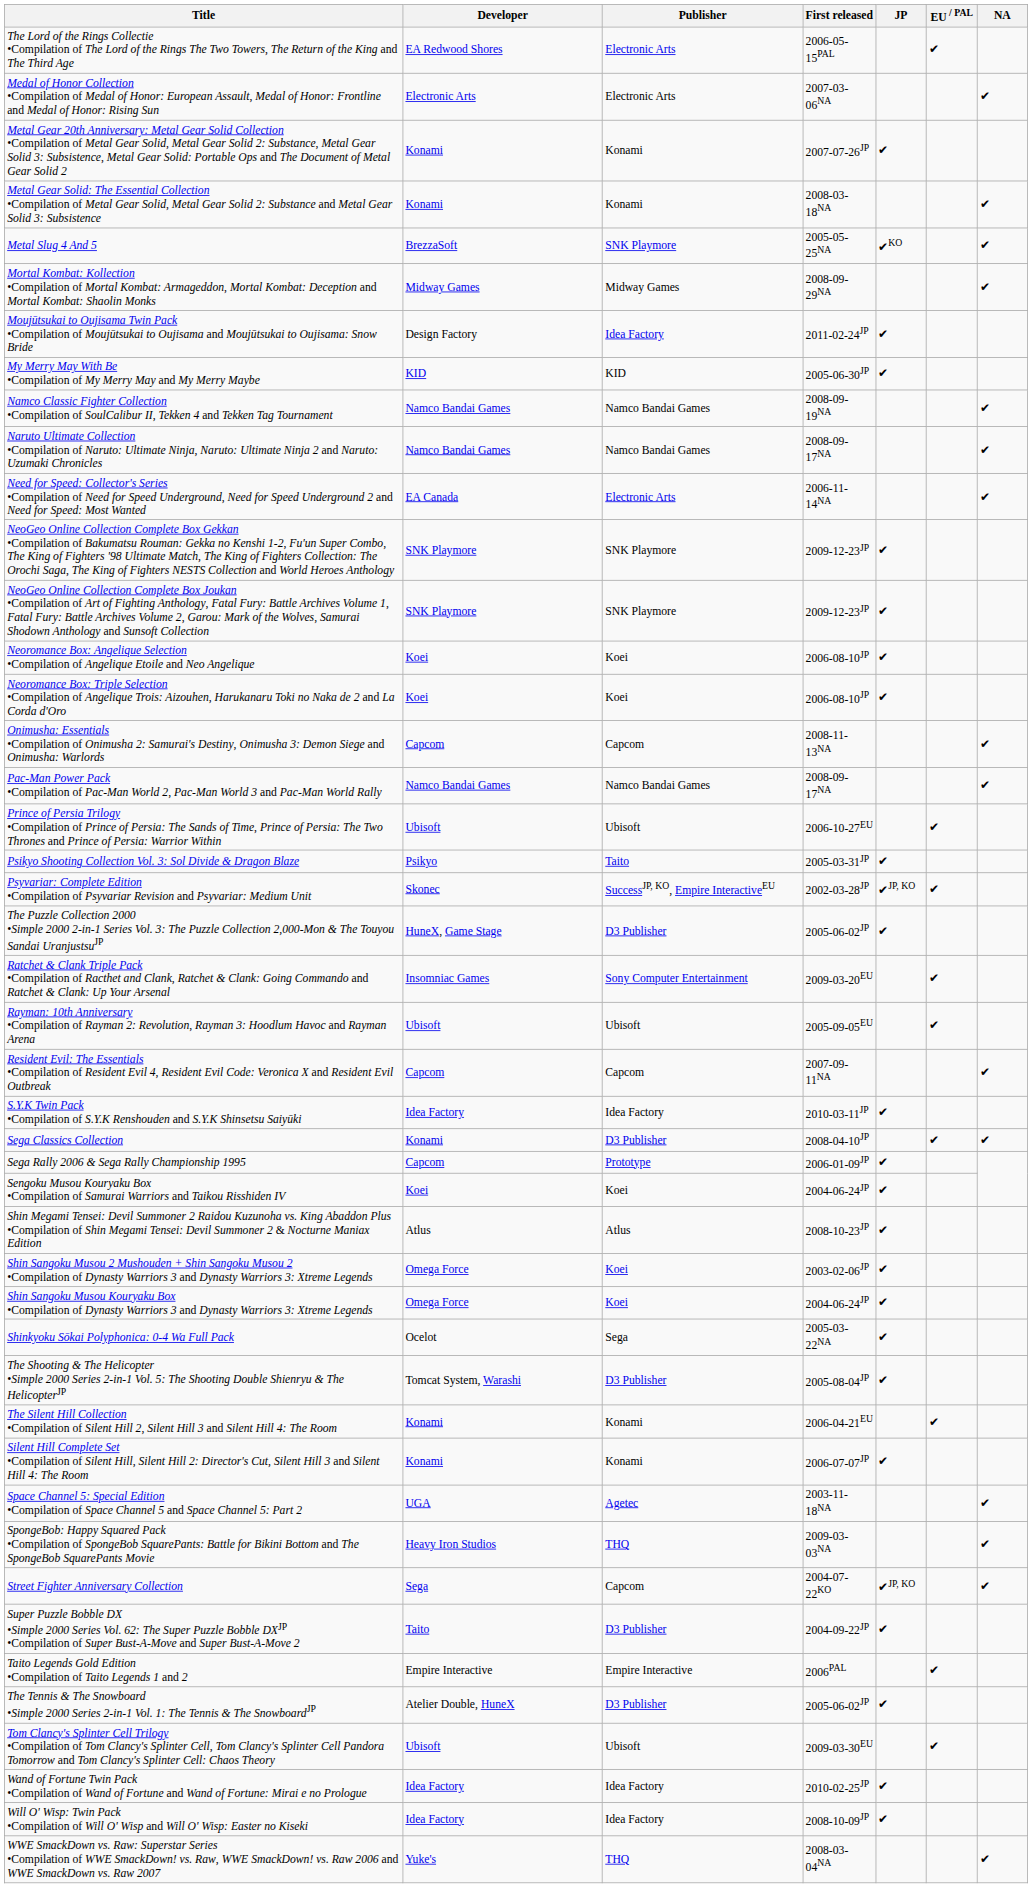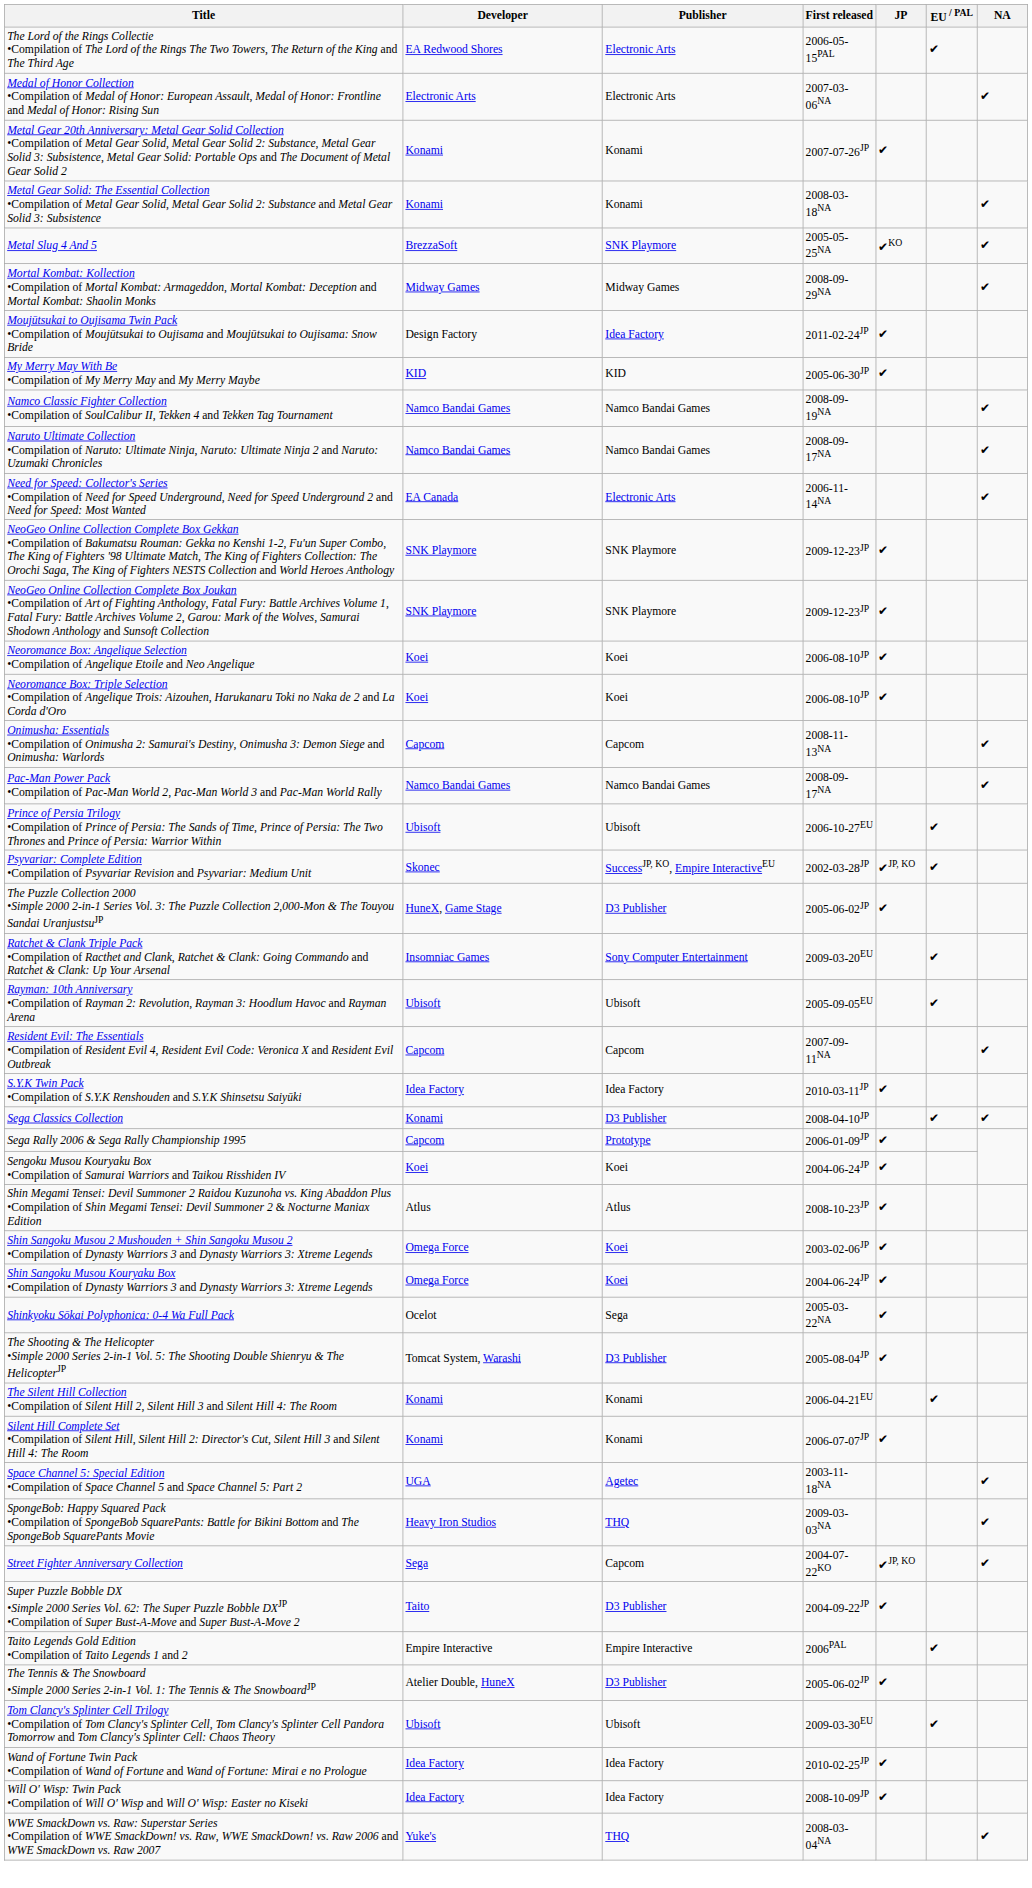- row: (153, 862)
